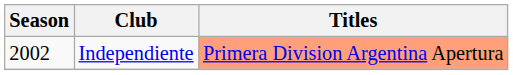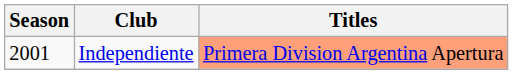(30, 52) 2002 -> (30, 52) 2001
